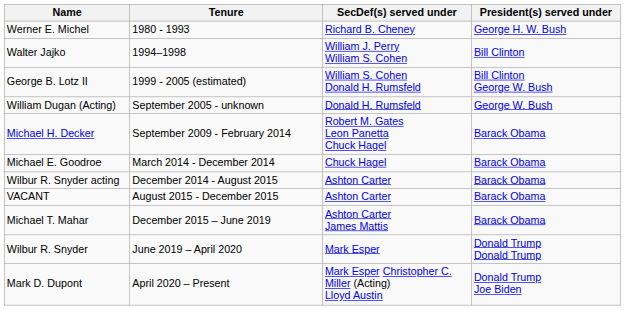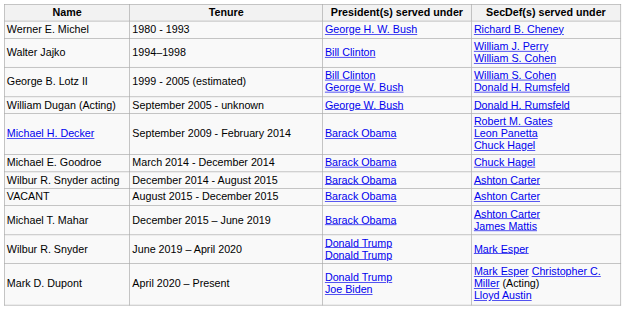columns swapped: (397, 13) <-> (546, 13)
